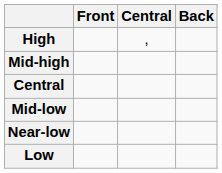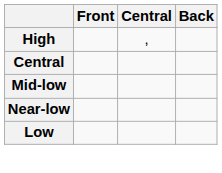- row: (39, 62)
